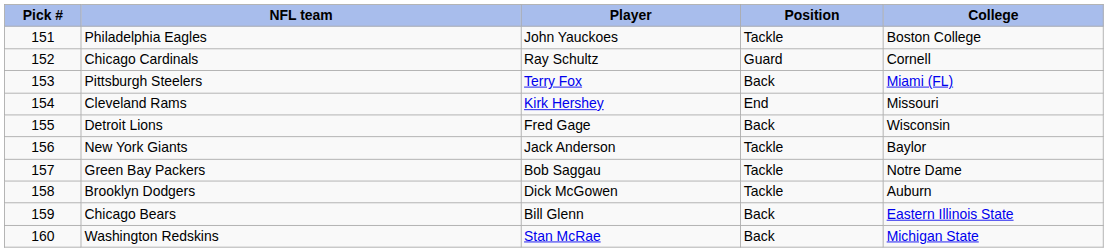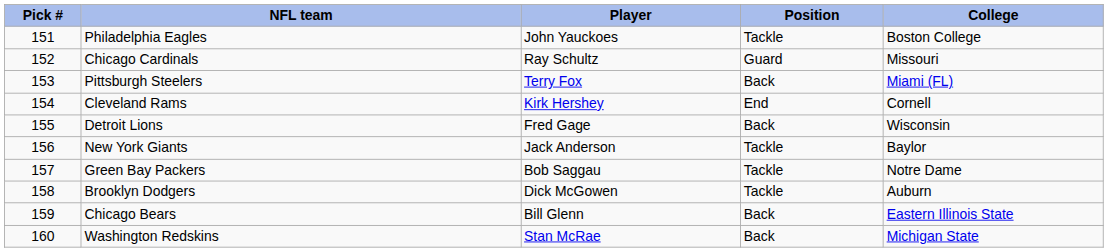(909, 59) Cornell -> (913, 59) Missouri
(913, 103) Missouri -> (909, 103) Cornell
